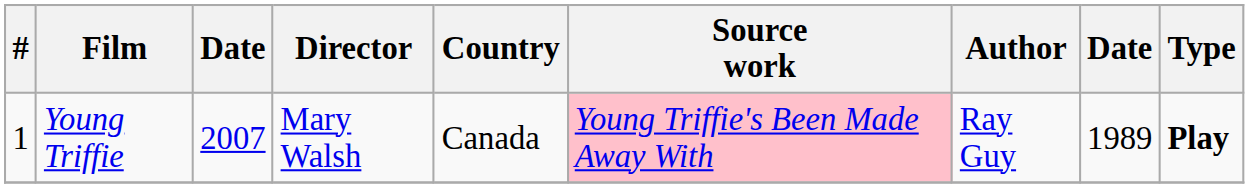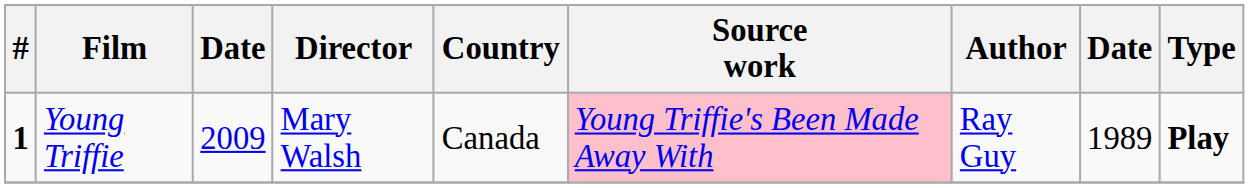(21, 137) normal -> (21, 137) bold
(233, 137) 2007 -> (233, 137) 2009
